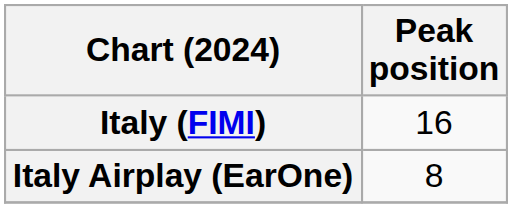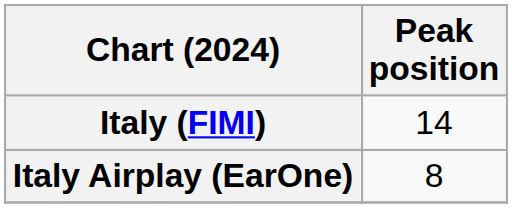(434, 122) 16 -> (434, 122) 14
